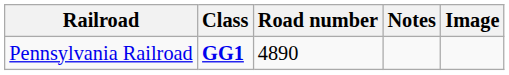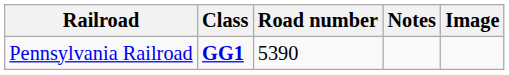(278, 52) 4890 -> (278, 52) 5390
